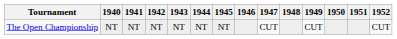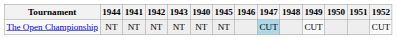columns swapped: (111, 12) <-> (201, 12)
(269, 27) no background -> (269, 27) lightblue background
